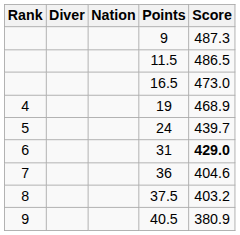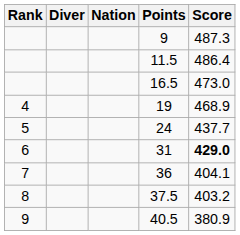(212, 60) 486.5 -> (212, 60) 486.4
(212, 128) 439.7 -> (212, 128) 437.7
(212, 173) 404.6 -> (212, 173) 404.1
